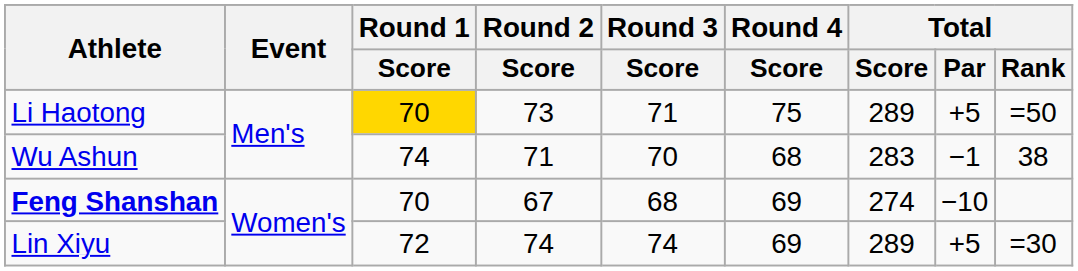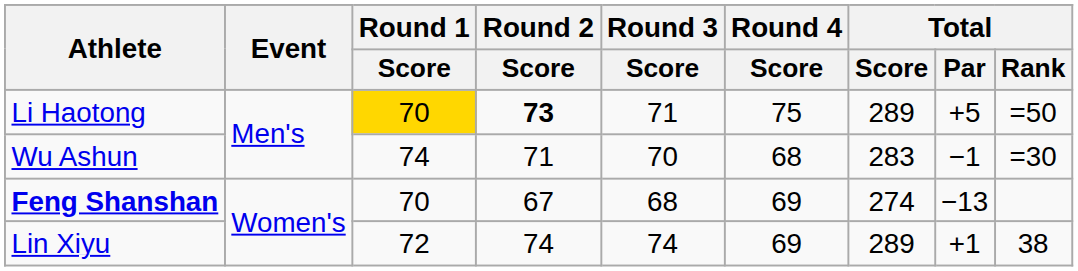(538, 113) normal -> (538, 113) bold
(1033, 157) 38 -> (1033, 157) =30
(965, 200) −10 -> (965, 200) −13
(965, 244) +5 -> (965, 244) +1
(1033, 244) =30 -> (1033, 244) 38
